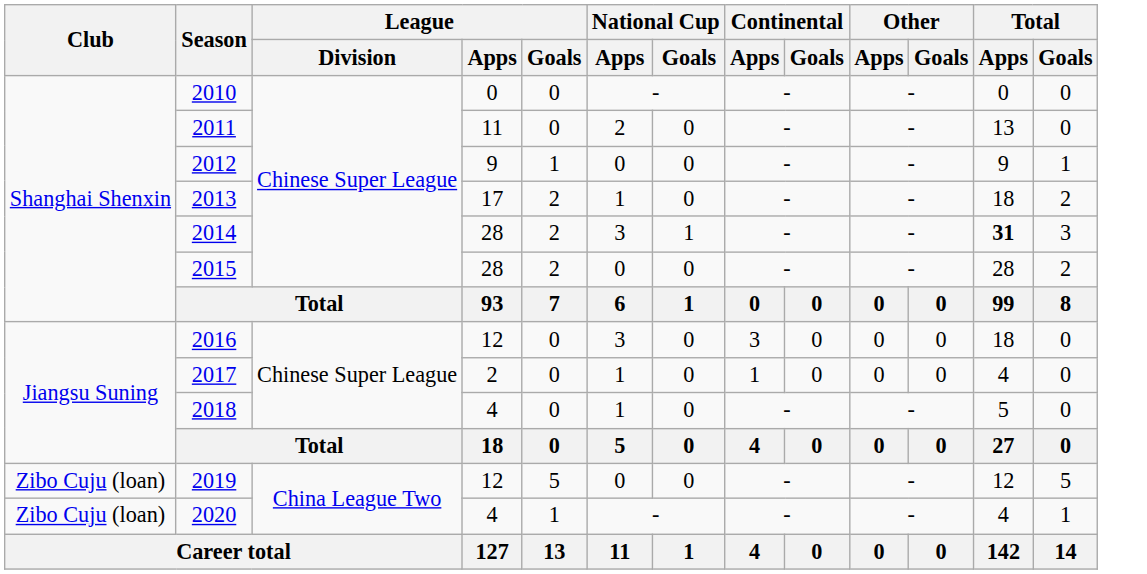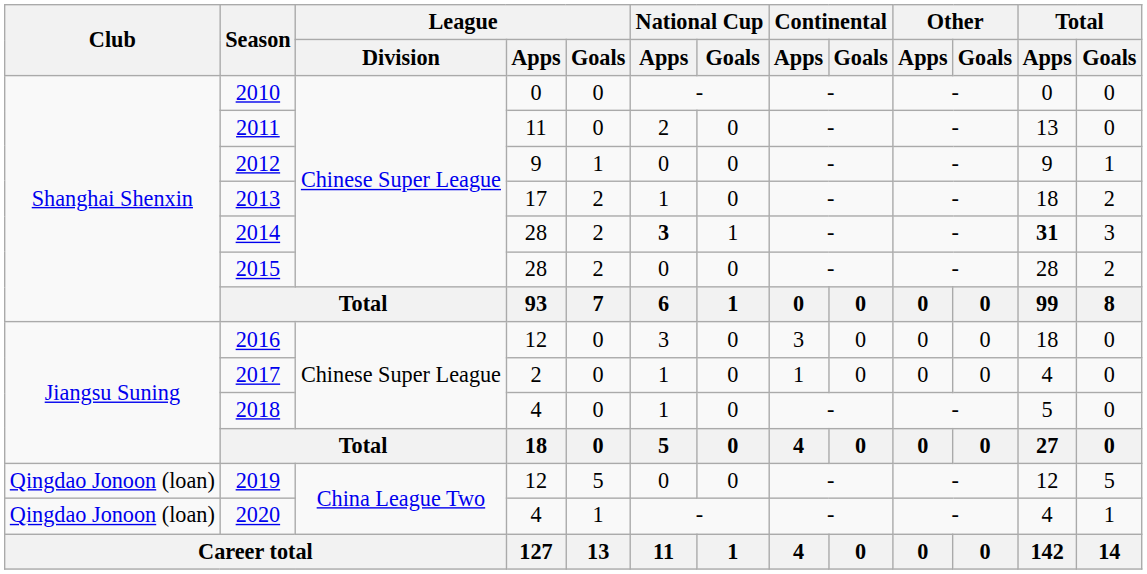(620, 233) normal -> (664, 233) bold
(90, 480) Zibo Cuju (loan) -> (112, 480) Qingdao Jonoon (loan)
(90, 515) Zibo Cuju (loan) -> (112, 515) Qingdao Jonoon (loan)
